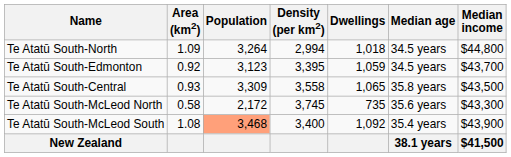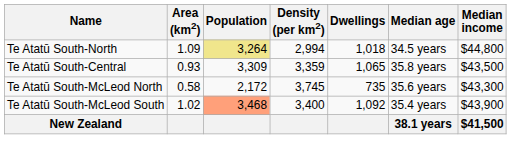(252, 49) no background -> (252, 49) khaki background
- row: (75, 67)
(310, 86) 3,558 -> (310, 67) 3,359
(189, 124) 1.08 -> (189, 105) 1.02
